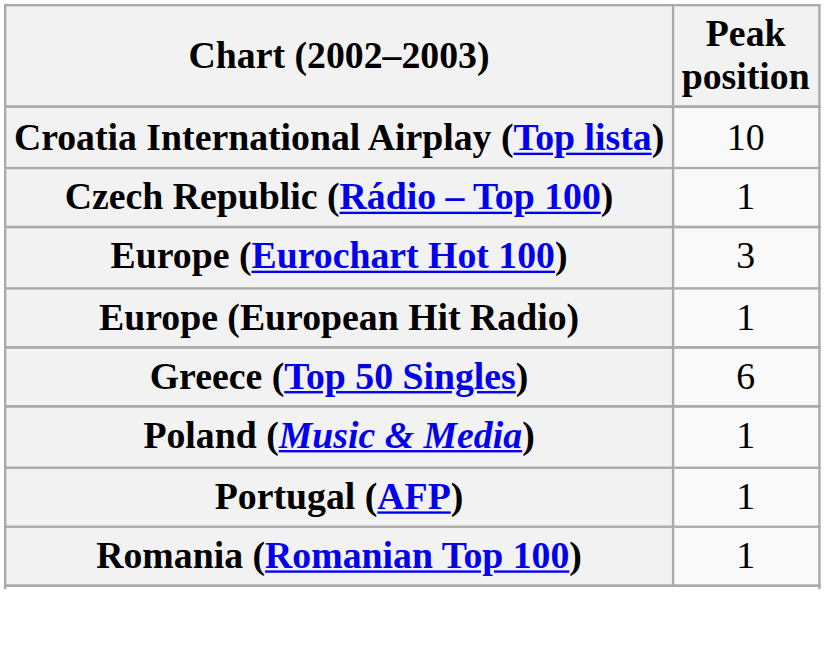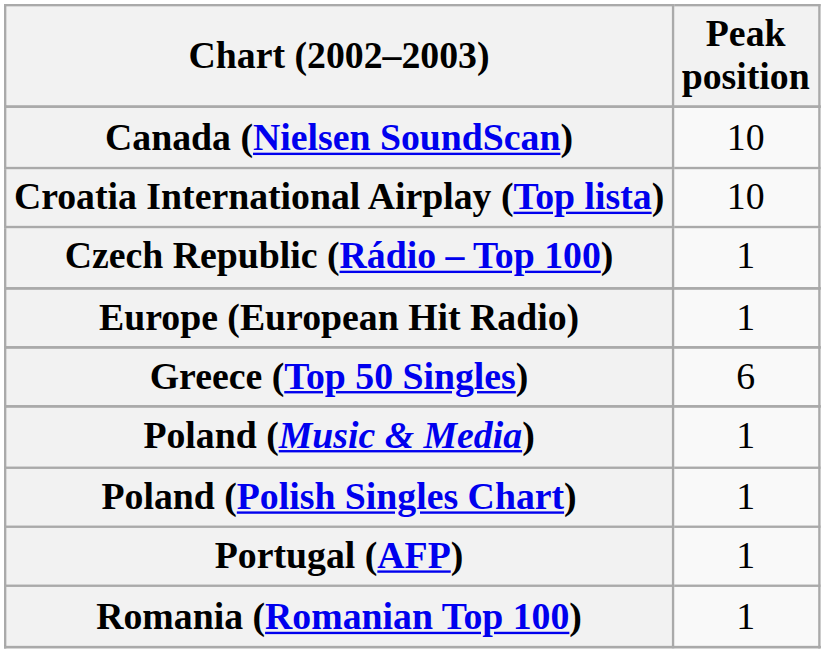+ row: (339, 136)
- row: (339, 256)
+ row: (339, 496)
